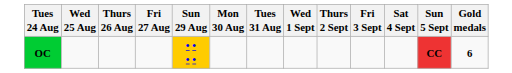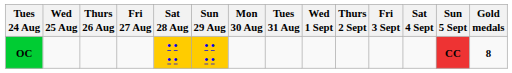+ column: (172, 20)
(470, 52) 6 -> (488, 52) 8
